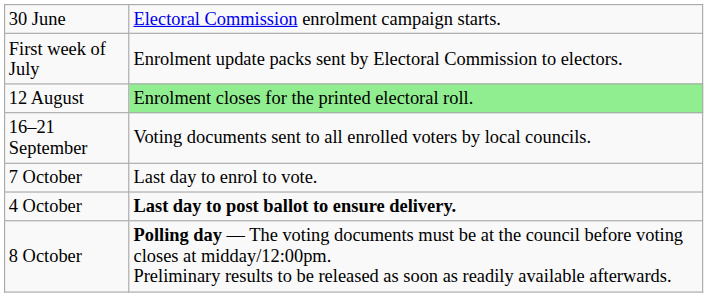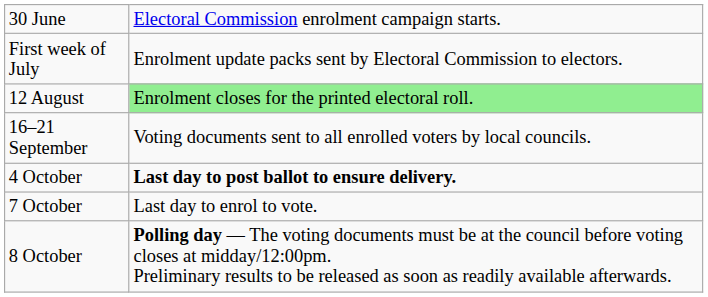rows swapped: (45, 206) <-> (45, 177)
